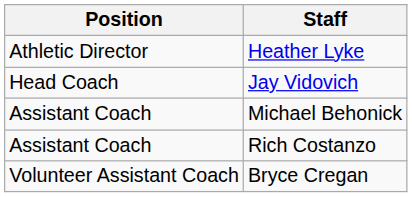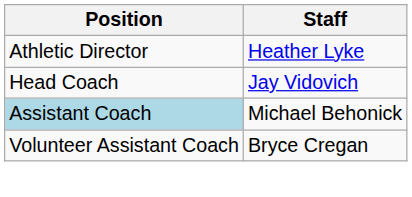(80, 113) no background -> (80, 113) lightblue background
- row: (312, 144)
